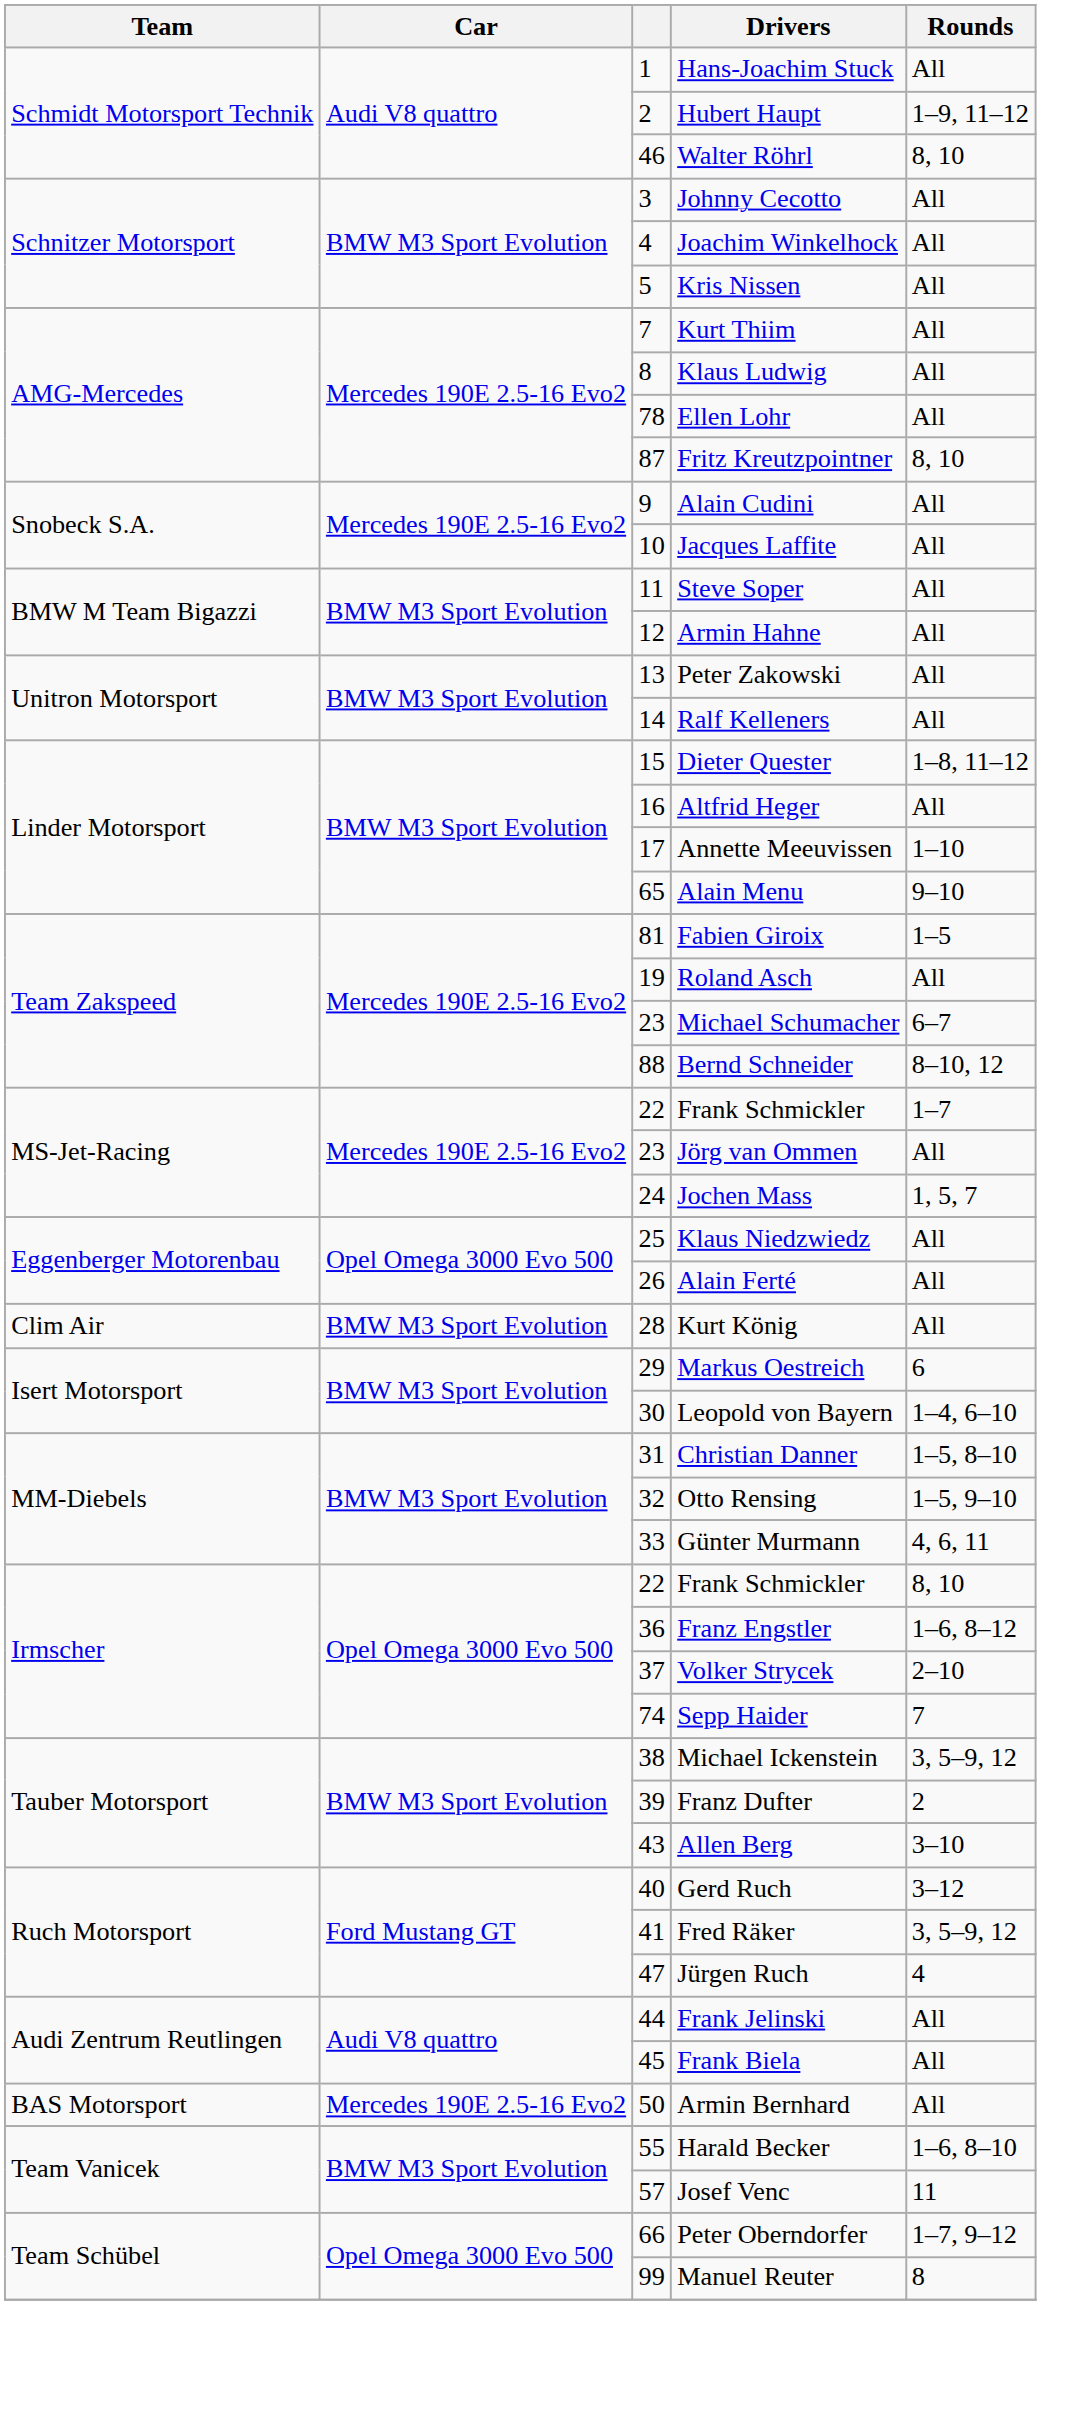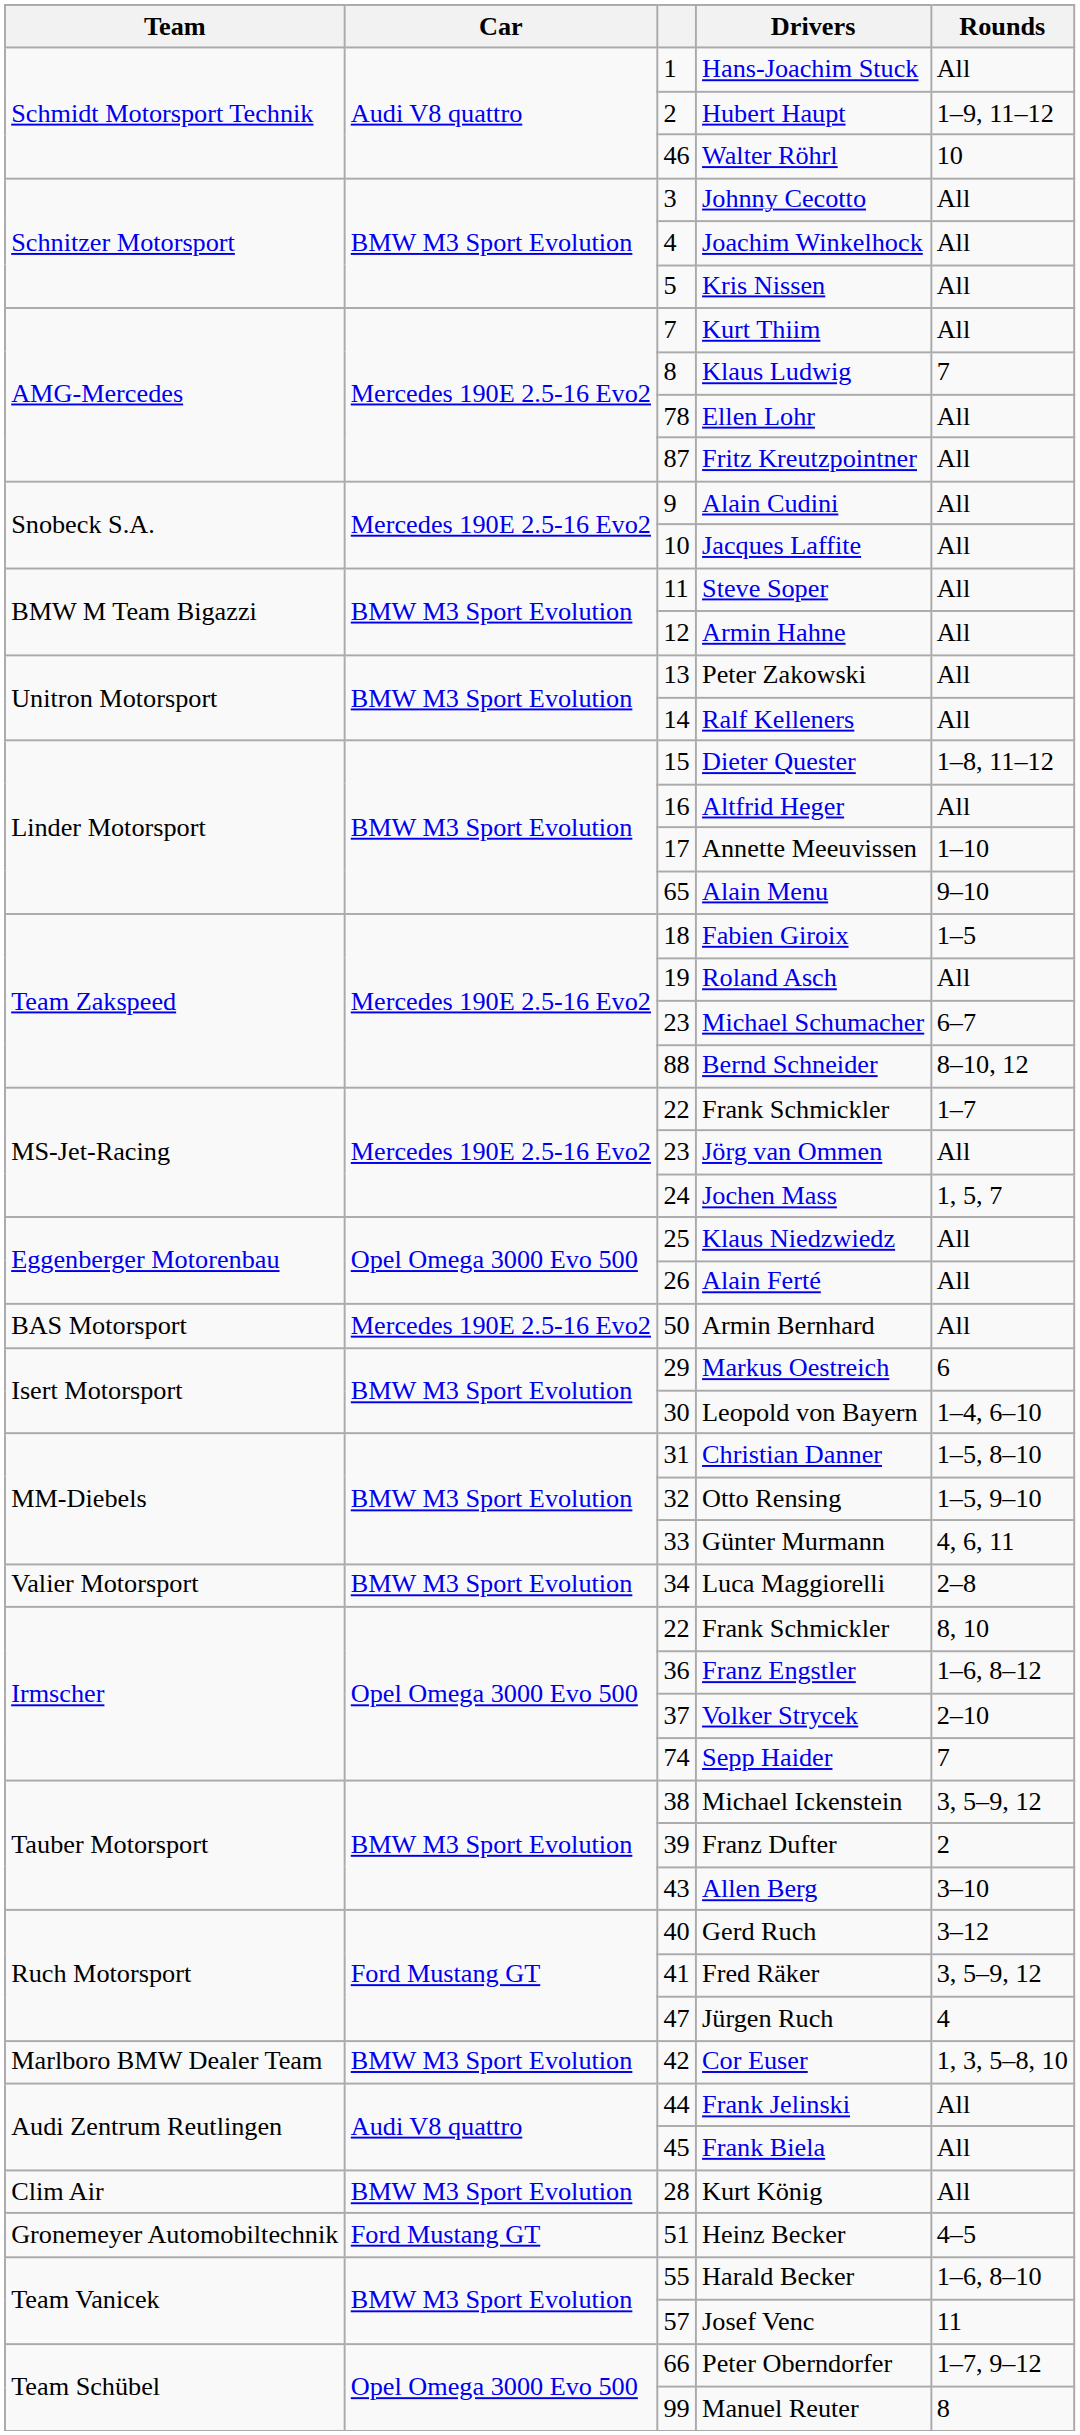(938, 155) 8, 10 -> (950, 155) 10
(929, 372) All -> (943, 372) 7
(938, 458) 8, 10 -> (953, 458) All
(652, 935) 81 -> (677, 935) 18
rows swapped: (57, 1324) <-> (99, 2104)
+ row: (105, 1584)
+ row: (167, 2061)
+ row: (175, 2234)
